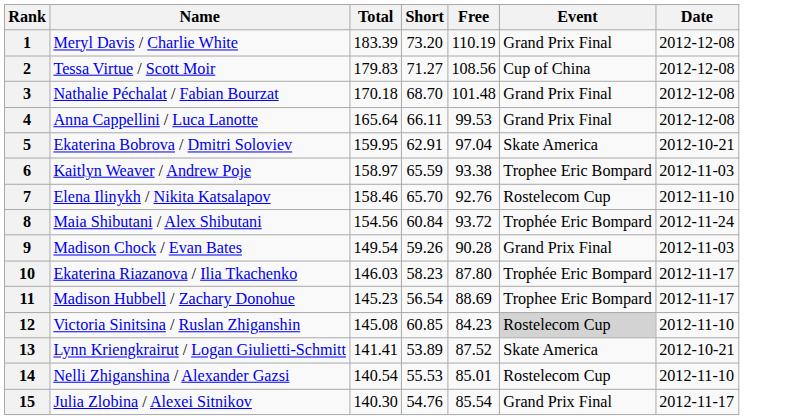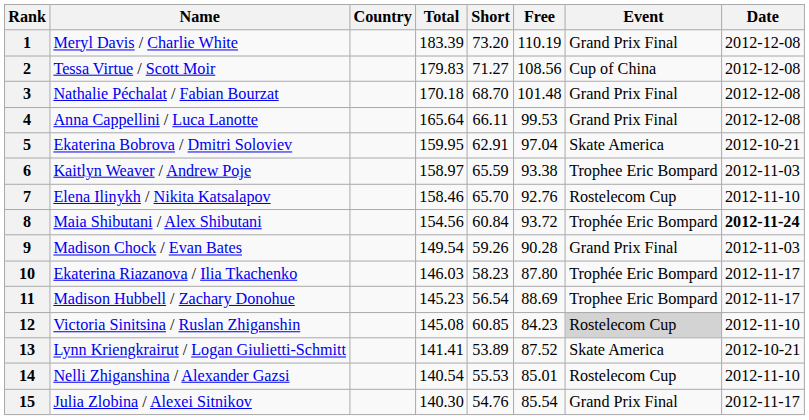+ column: (383, 17)
(697, 222) normal -> (762, 222) bold
